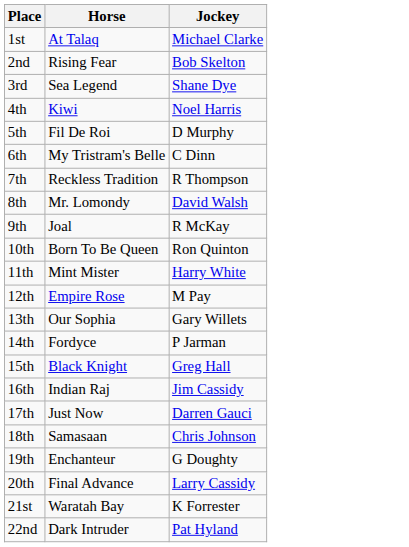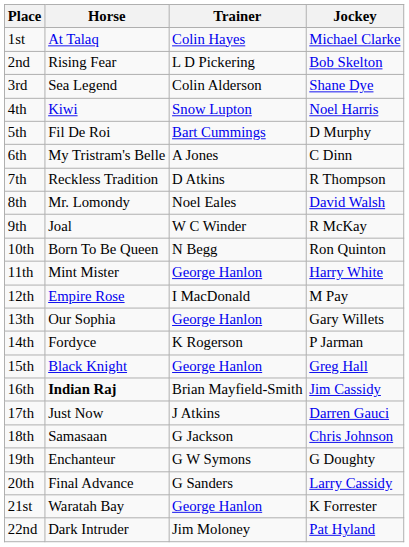+ column: (237, 16)
(79, 389) normal -> (82, 389) bold
